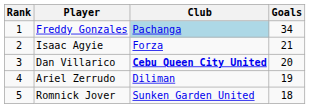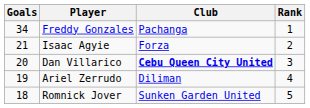columns swapped: (19, 13) <-> (287, 13)
(157, 29) lightblue background -> (163, 29) no background
